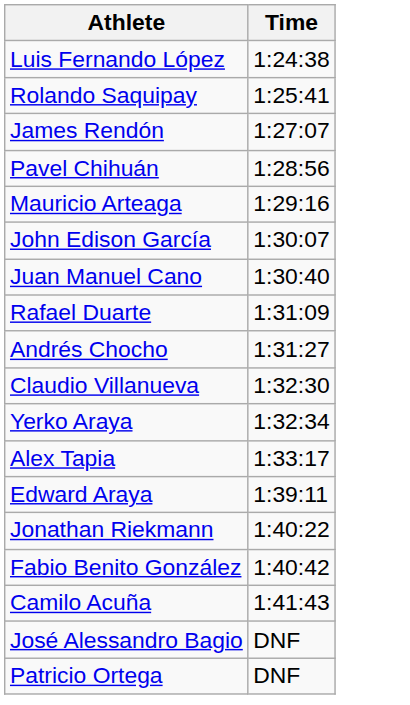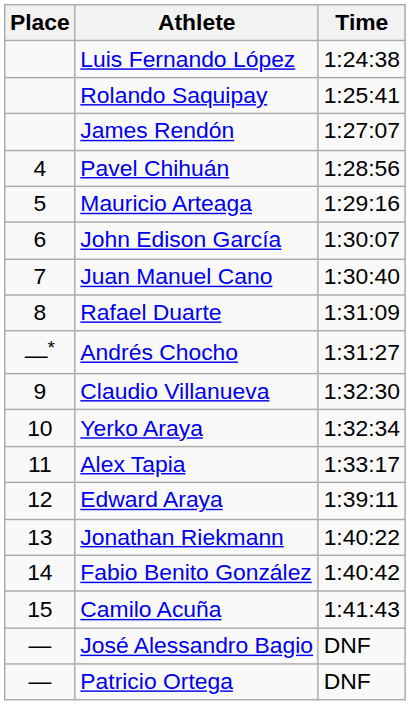+ column: (40, 22)
